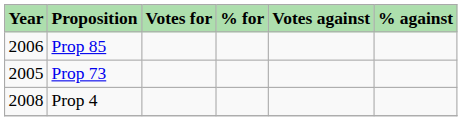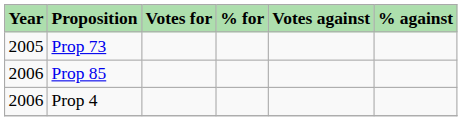rows swapped: (79, 73) <-> (79, 45)
(26, 101) 2008 -> (26, 101) 2006
